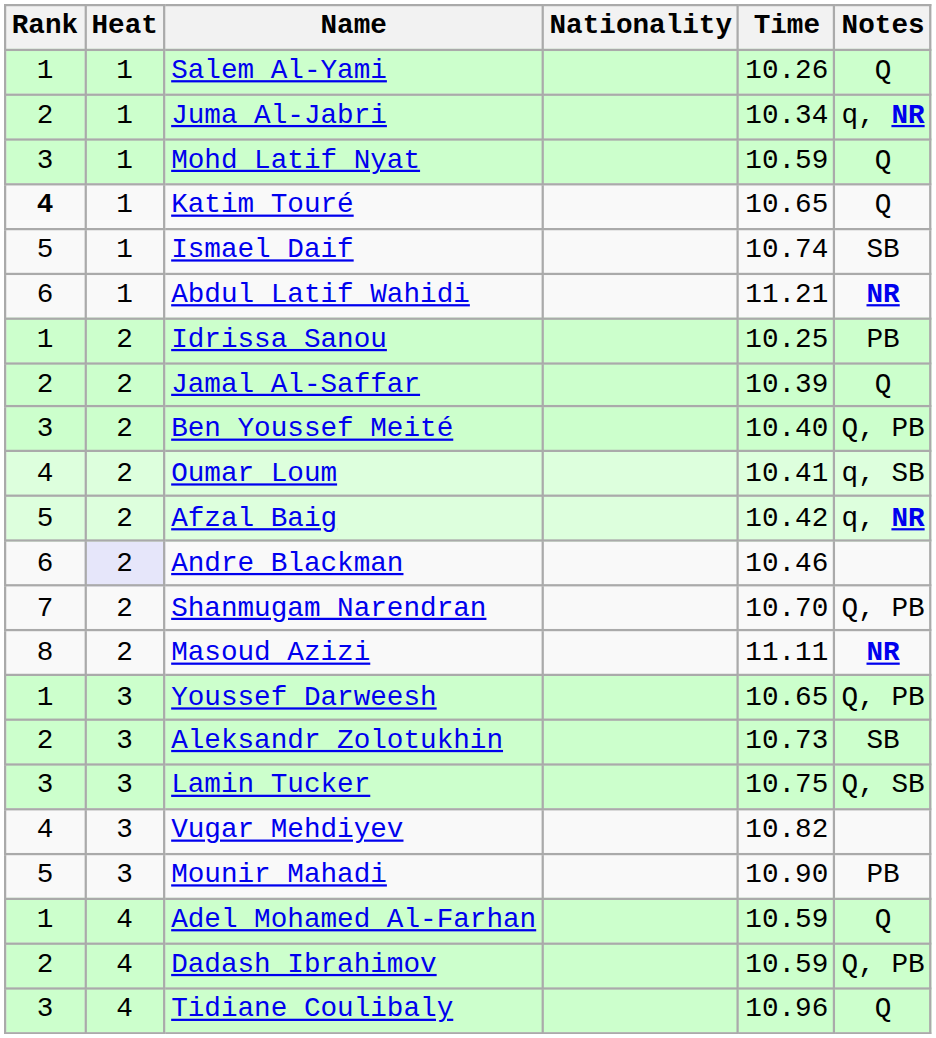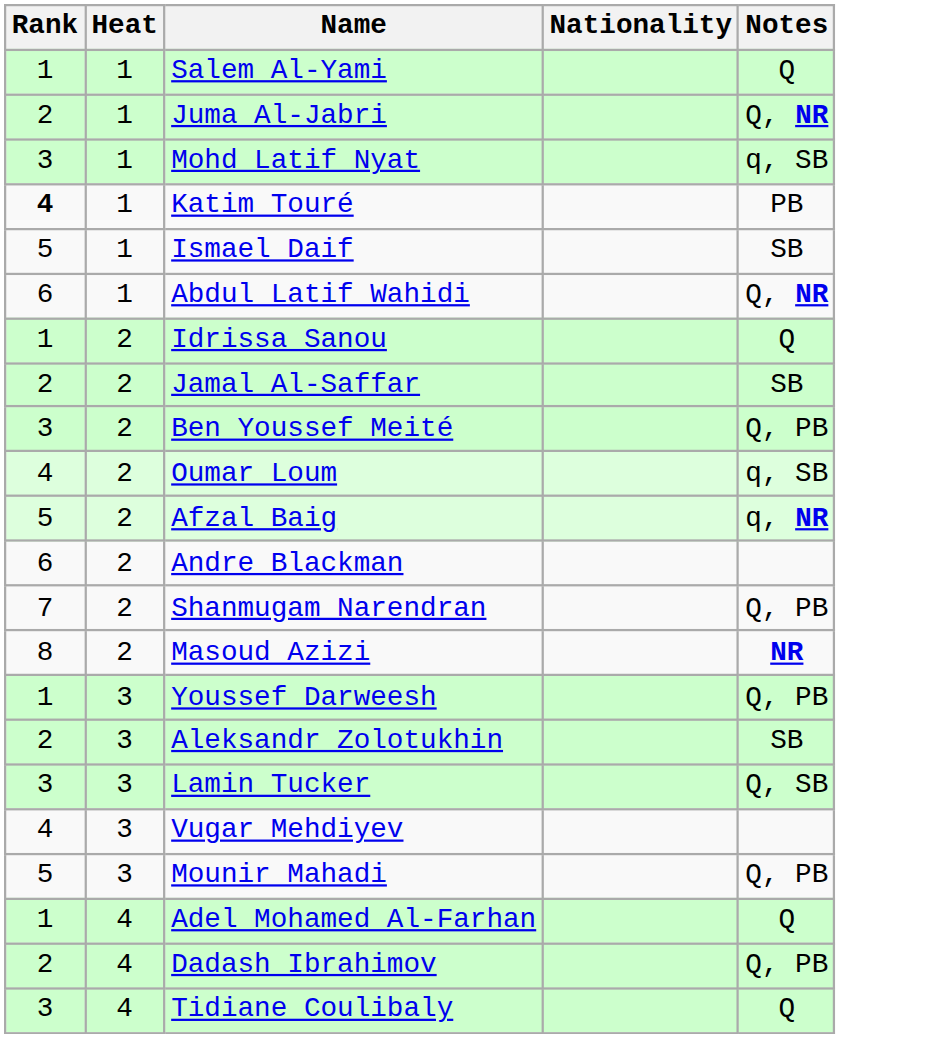- column: (787, 28)
(883, 117) q, NR -> (787, 117) Q, NR
(883, 162) Q -> (787, 162) q, SB
(883, 206) Q -> (787, 206) PB
(883, 296) NR -> (787, 296) Q, NR
(883, 340) PB -> (787, 340) Q
(883, 385) Q -> (787, 385) SB
(125, 564) lavender background -> (125, 564) no background
(883, 876) PB -> (787, 876) Q, PB
